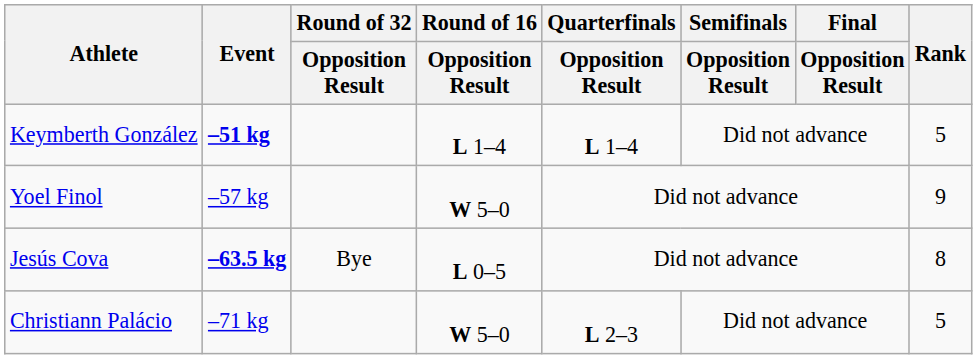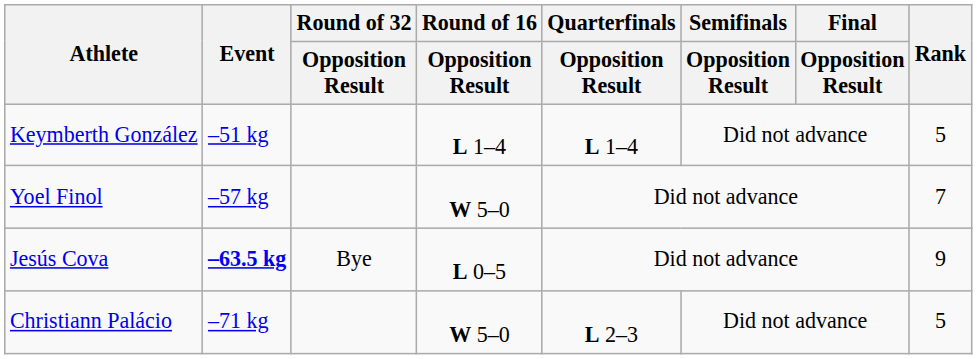(239, 134) bold -> (238, 134) normal
(940, 197) 9 -> (940, 197) 7
(940, 259) 8 -> (940, 259) 9
